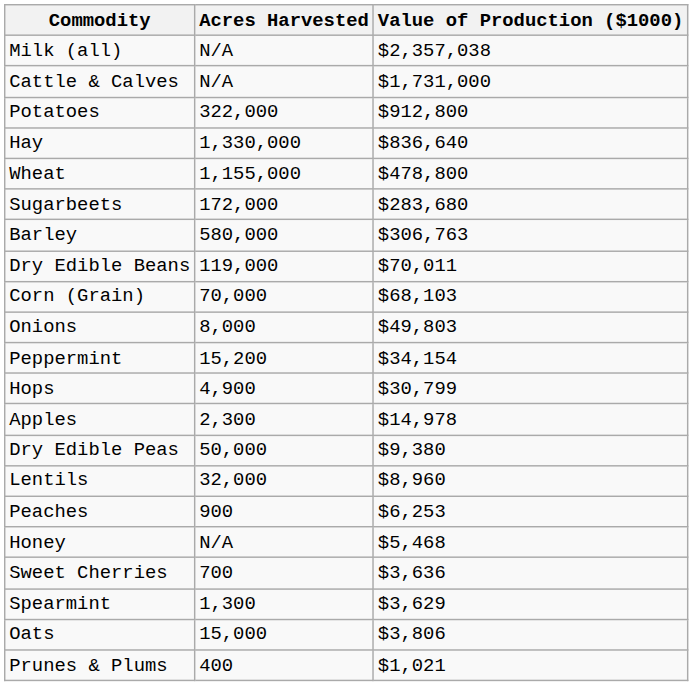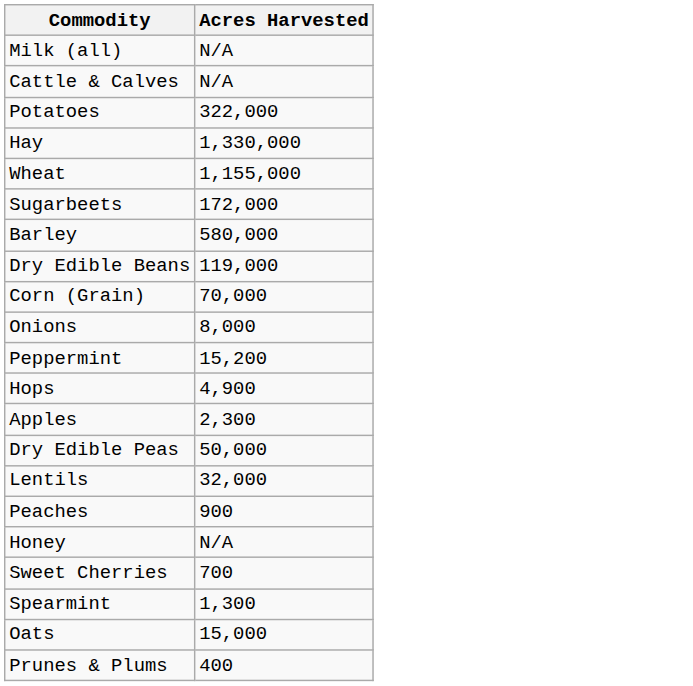- column: (531, 20)
